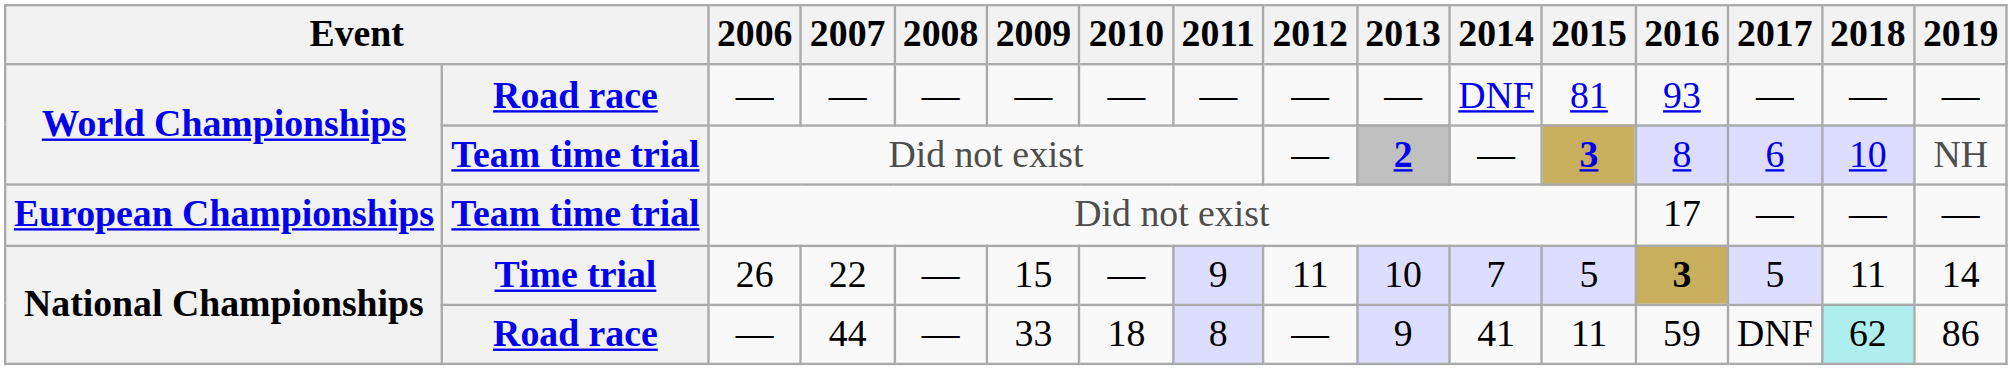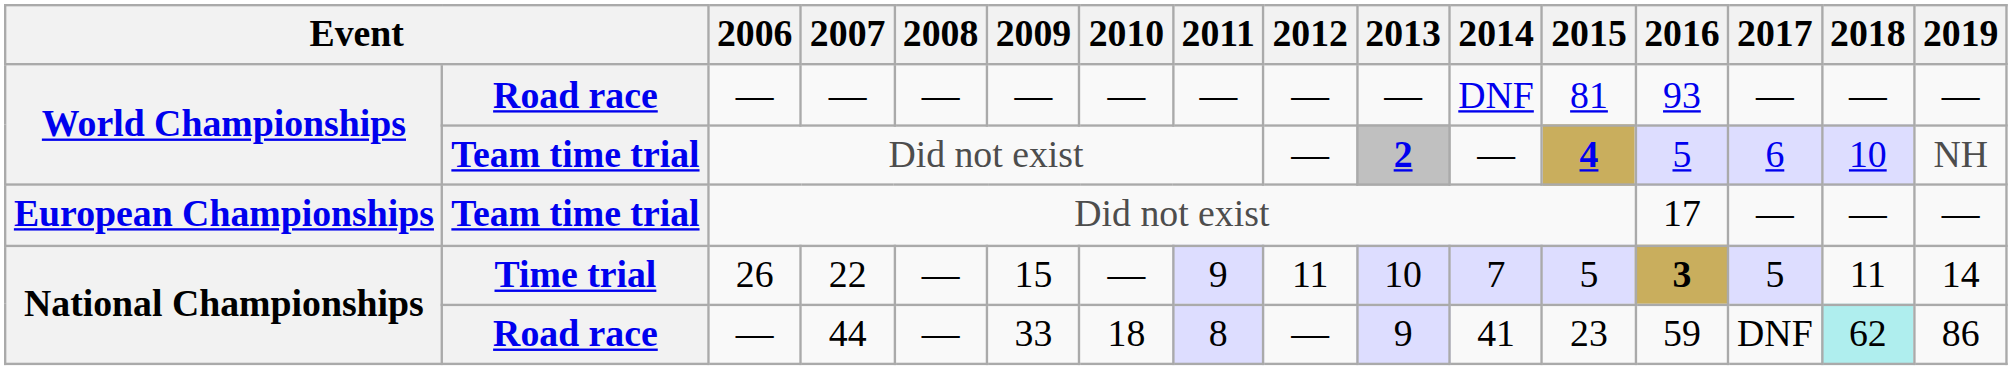(1589, 154) 3 -> (1589, 154) 4
(1682, 154) 8 -> (1682, 154) 5
(1589, 333) 11 -> (1589, 333) 23
